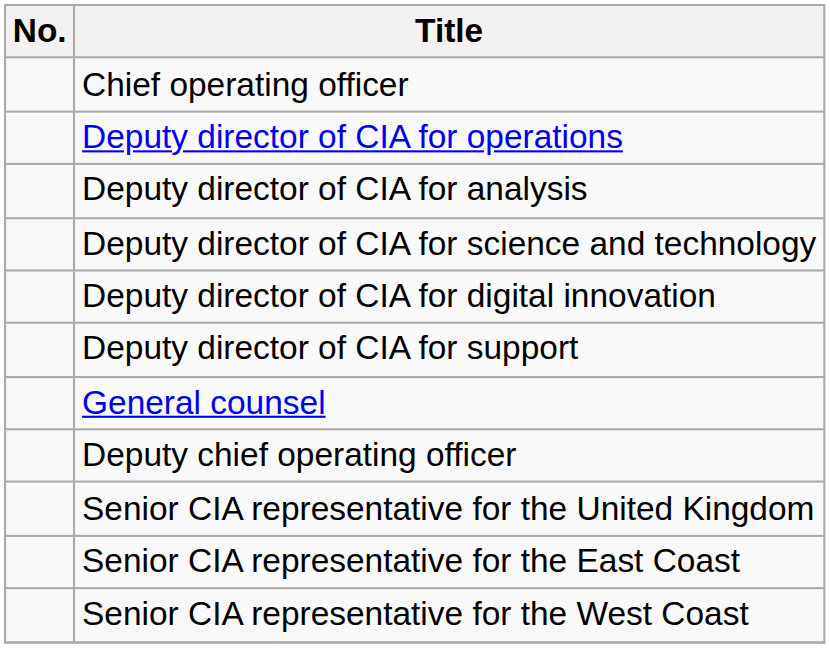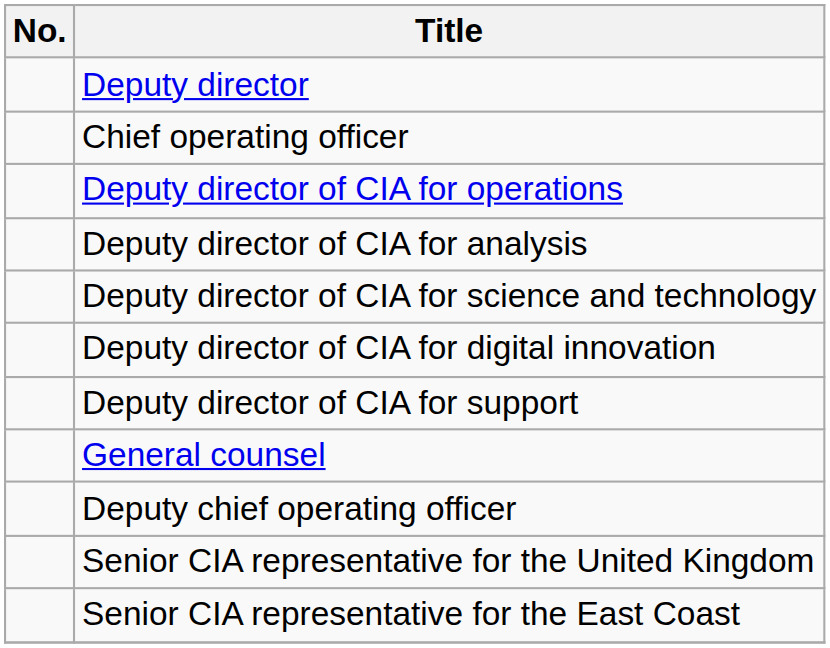+ row: (195, 84)
- row: (415, 614)
